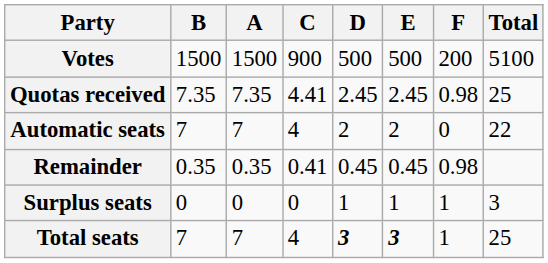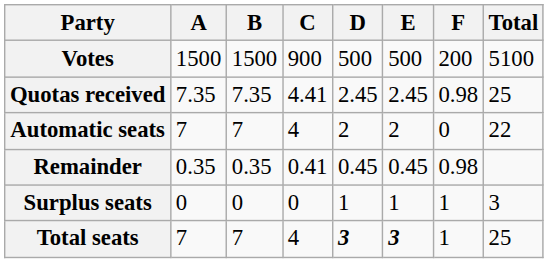columns swapped: (254, 22) <-> (199, 22)
